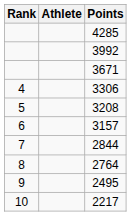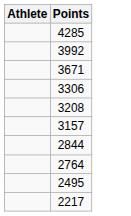- column: (22, 14)
